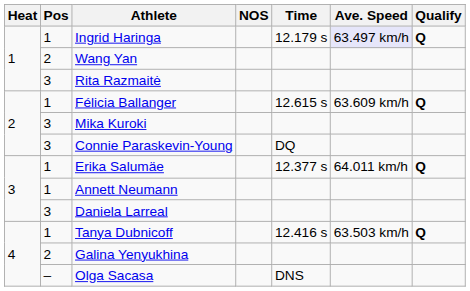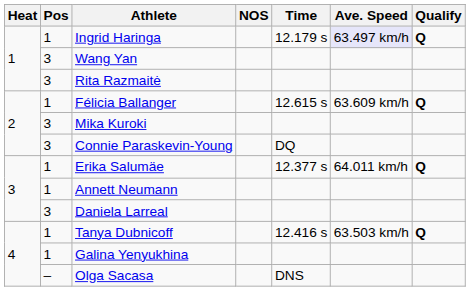(47, 59) 2 -> (47, 59) 3
(47, 254) 2 -> (47, 254) 1
